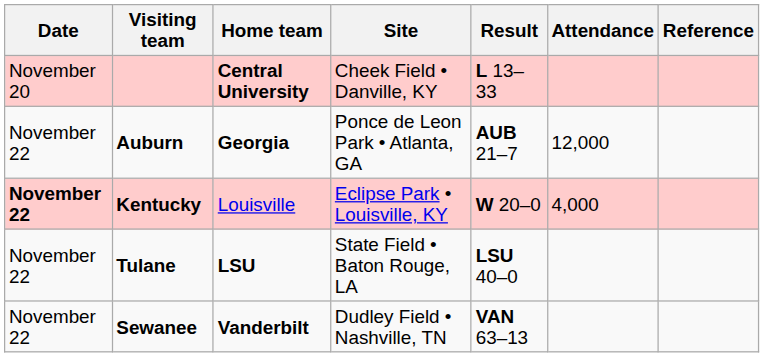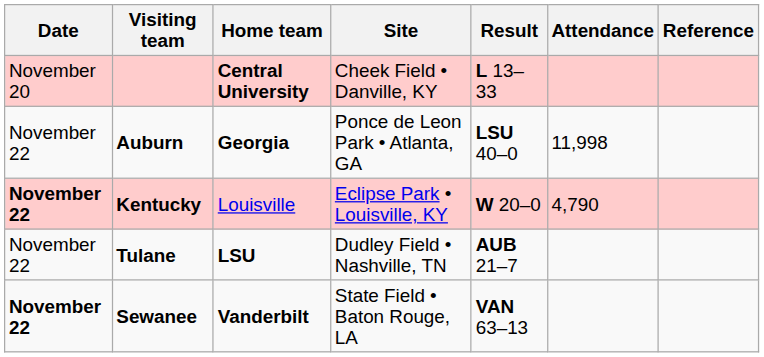(497, 143) AUB 21–7 -> (497, 143) LSU 40–0
(580, 143) 12,000 -> (580, 143) 11,998
(575, 204) 4,000 -> (575, 204) 4,790
(392, 266) State Field • Baton Rouge, LA -> (393, 255) Dudley Field • Nashville, TN
(497, 266) LSU 40–0 -> (497, 255) AUB 21–7
(52, 327) normal -> (55, 316) bold
(393, 327) Dudley Field • Nashville, TN -> (392, 316) State Field • Baton Rouge, LA
